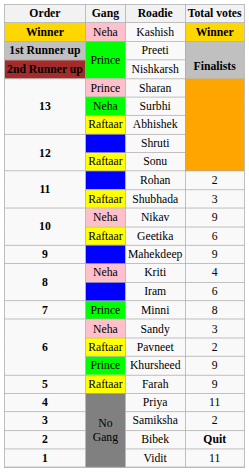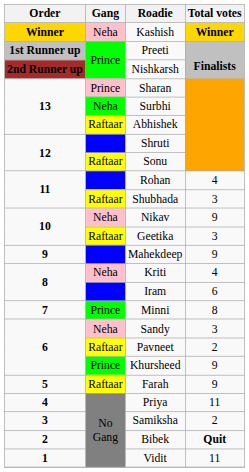(215, 180) 2 -> (215, 180) 4
(215, 236) 6 -> (215, 236) 3
